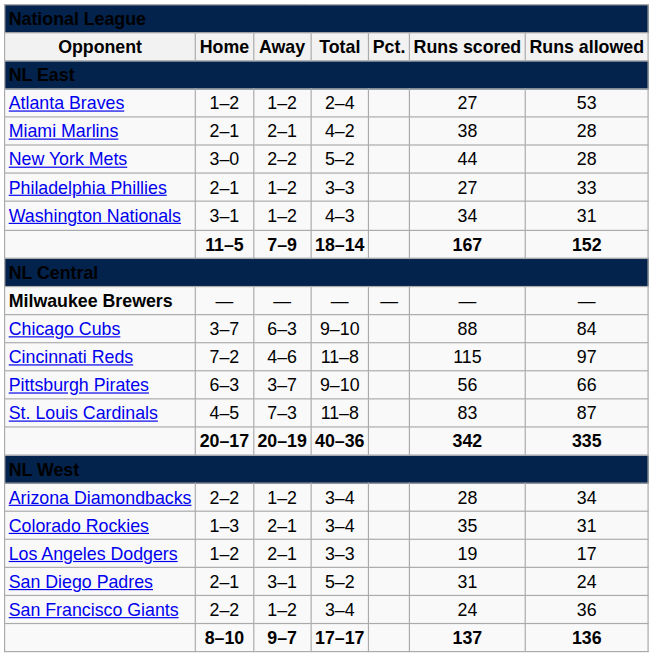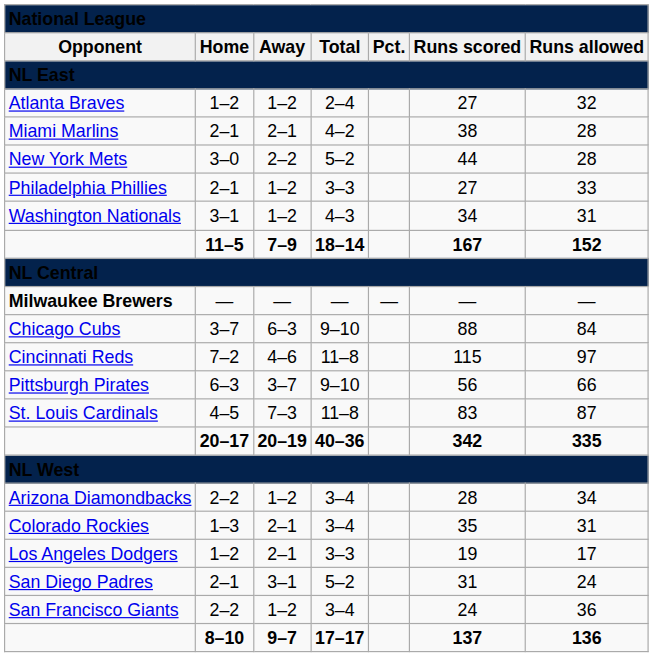(587, 103) 53 -> (587, 103) 32
